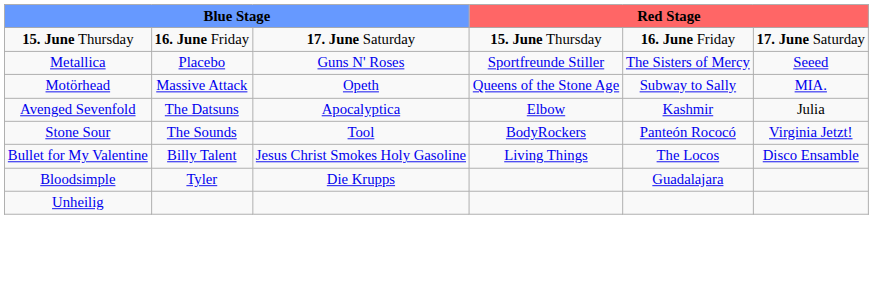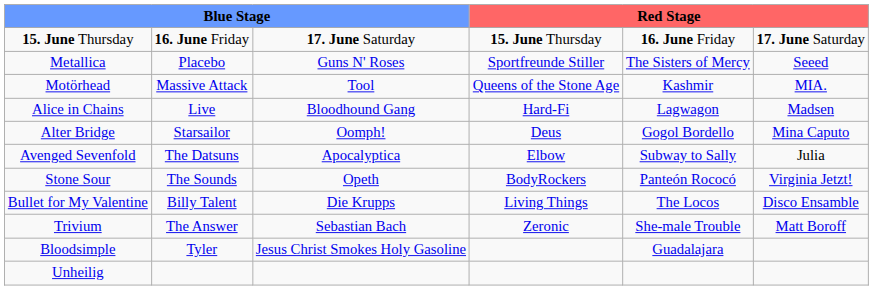(361, 86) Opeth -> (361, 86) Tool
(688, 86) Subway to Sally -> (688, 86) Kashmir
+ row: (78, 109)
+ row: (78, 132)
(688, 109) Kashmir -> (688, 156) Subway to Sally
(361, 132) Tool -> (361, 179) Opeth
(361, 156) Jesus Christ Smokes Holy Gasoline -> (361, 202) Die Krupps
+ row: (78, 226)
(361, 179) Die Krupps -> (361, 249) Jesus Christ Smokes Holy Gasoline
